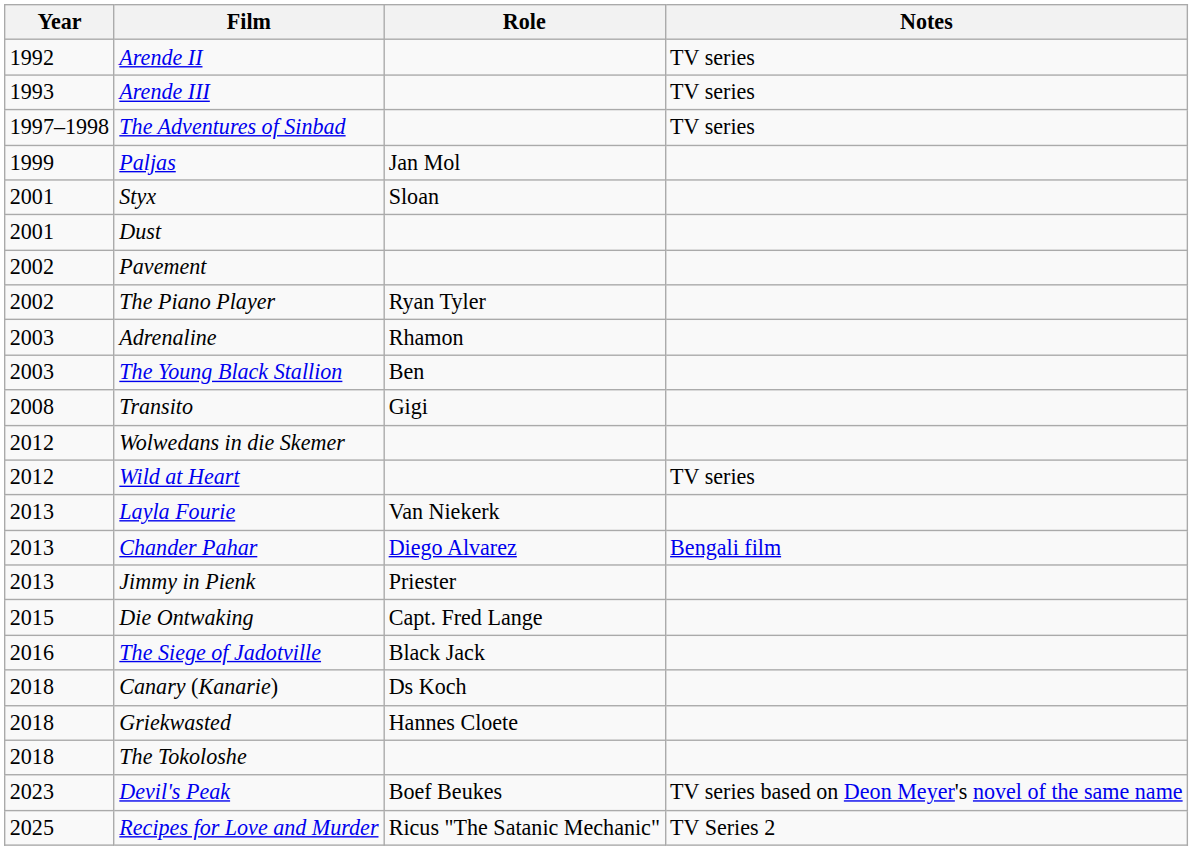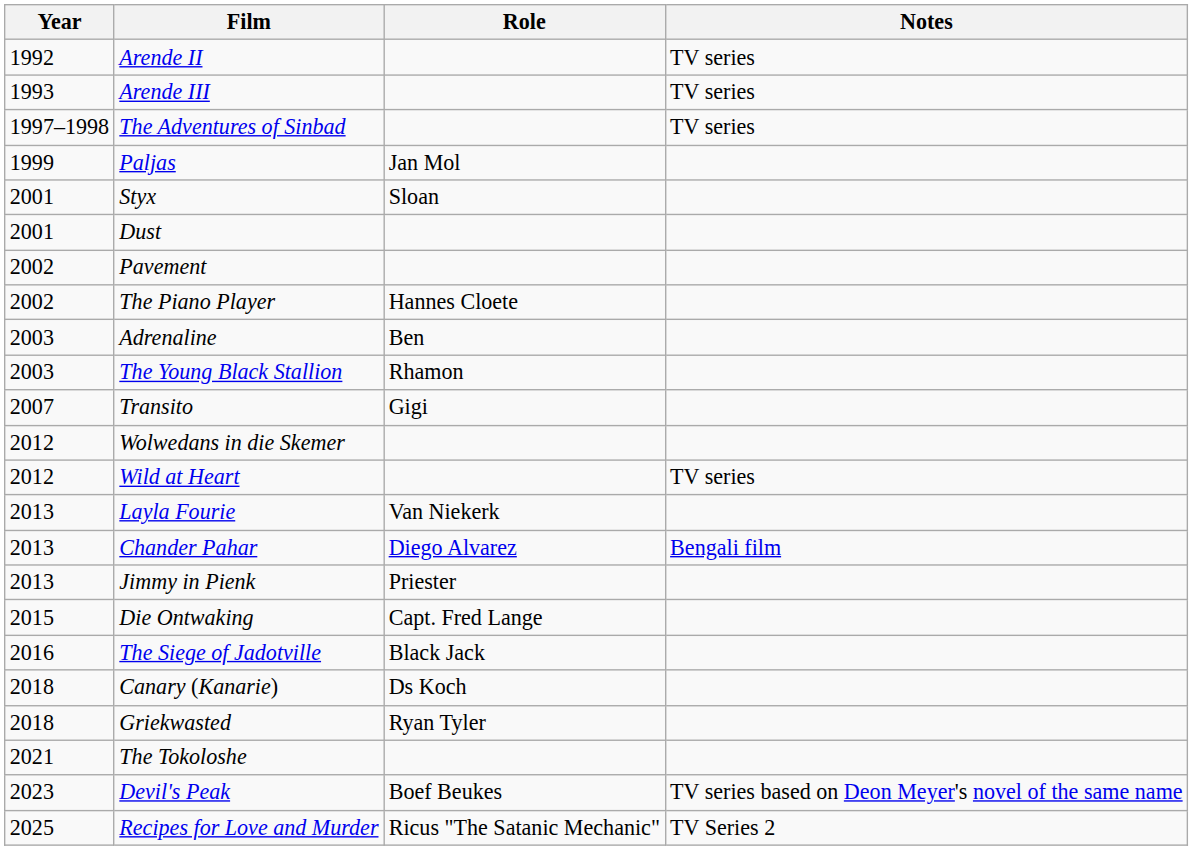(437, 302) Ryan Tyler -> (453, 302) Hannes Cloete
(426, 337) Rhamon -> (406, 337) Ben
(406, 372) Ben -> (426, 372) Rhamon
(32, 407) 2008 -> (32, 407) 2007
(453, 722) Hannes Cloete -> (437, 722) Ryan Tyler
(32, 757) 2018 -> (32, 757) 2021
